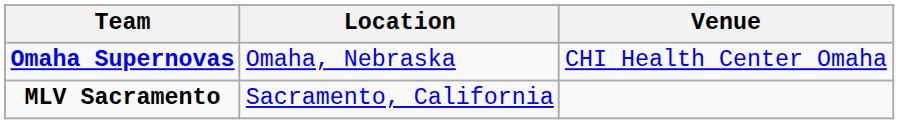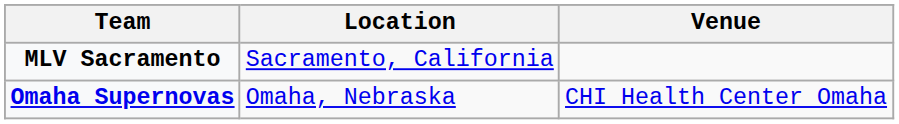rows swapped: (123, 99) <-> (123, 62)
